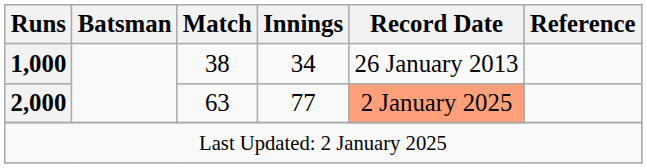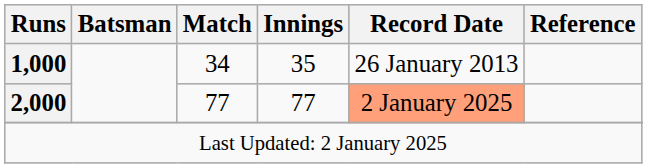(217, 63) 38 -> (217, 63) 34
(303, 63) 34 -> (303, 63) 35
(217, 102) 63 -> (217, 102) 77
